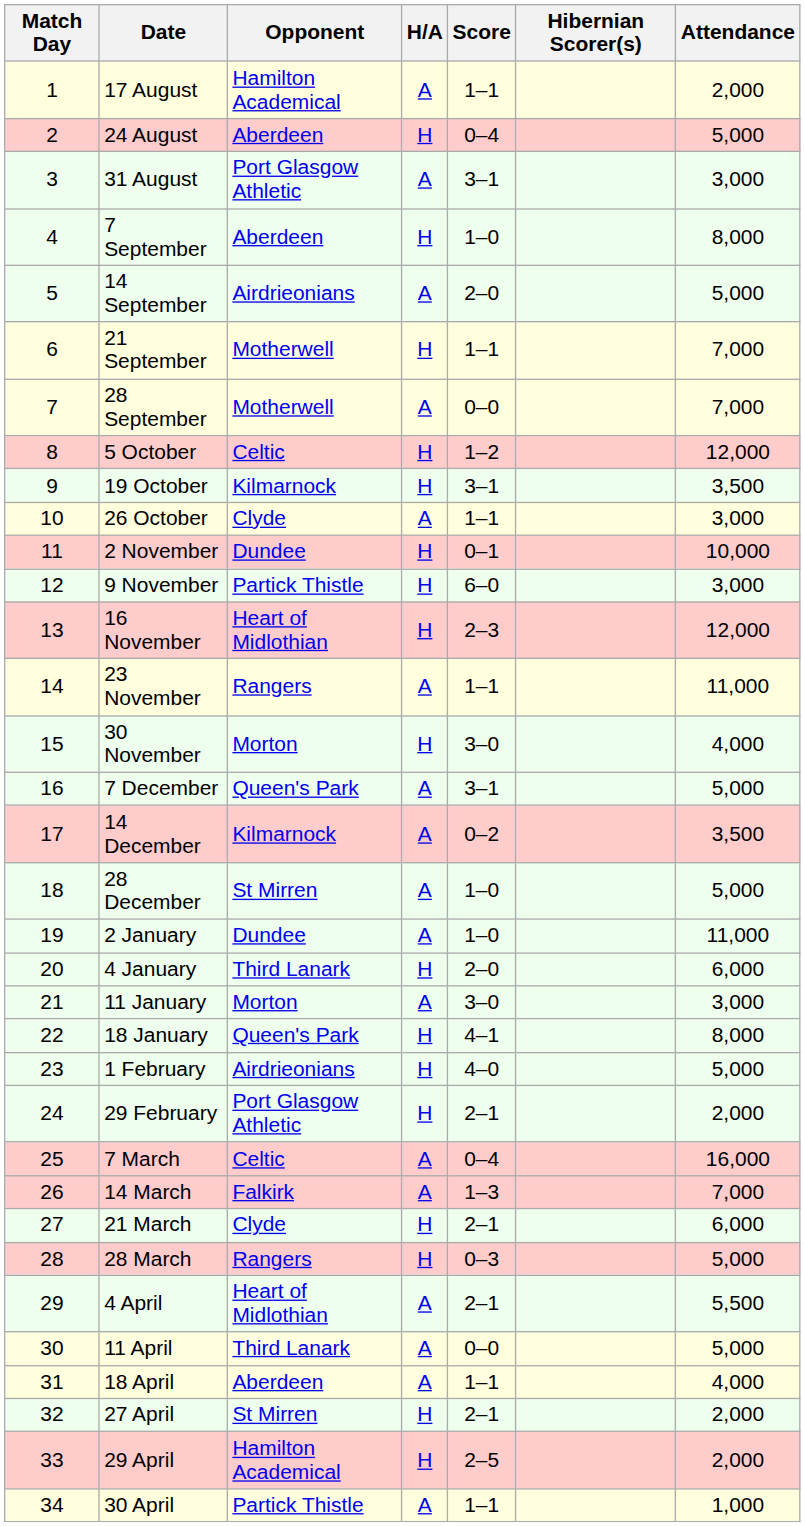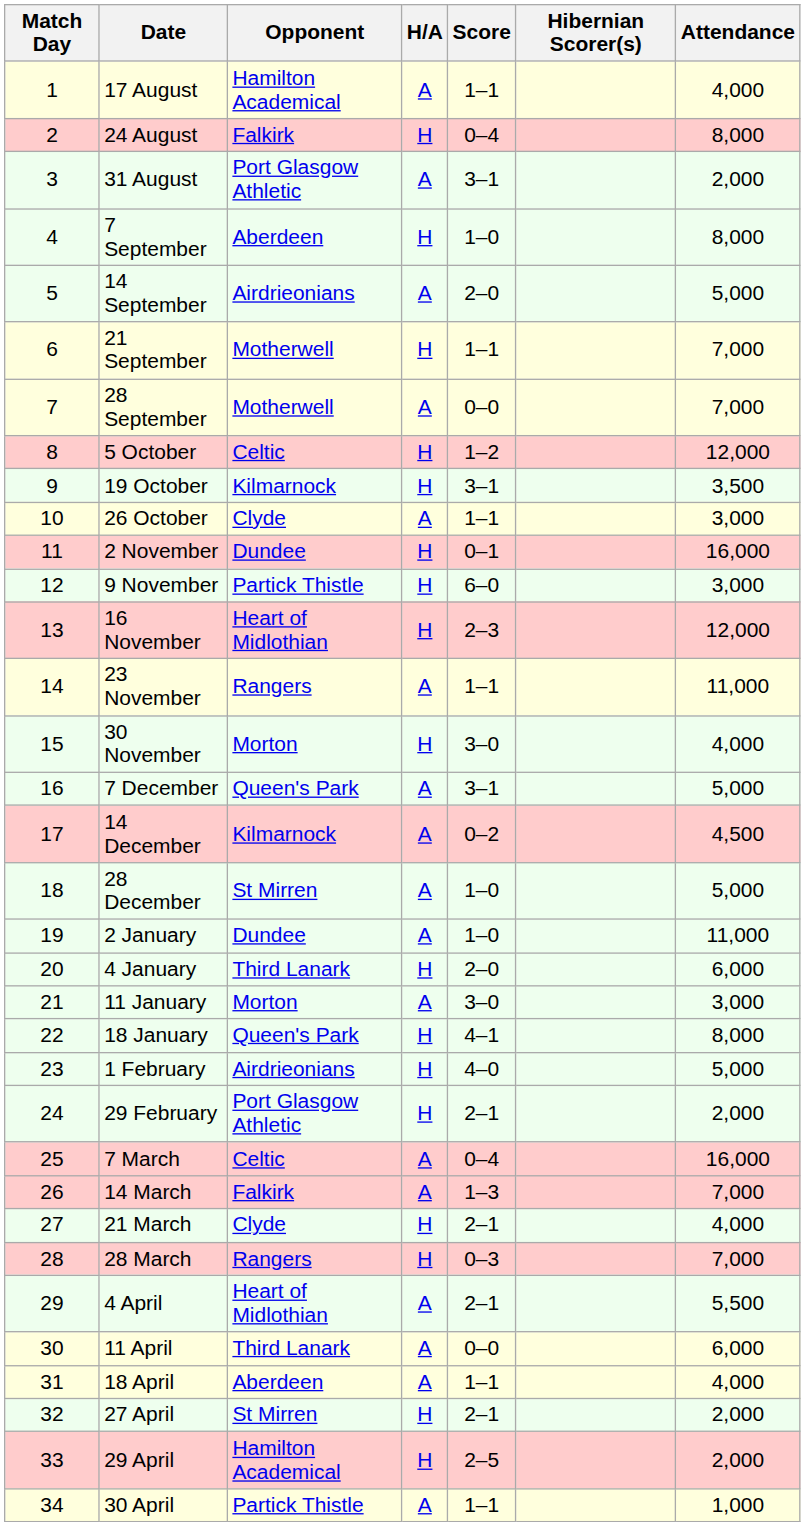(738, 89) 2,000 -> (738, 89) 4,000
(278, 134) Aberdeen -> (263, 134) Falkirk
(738, 134) 5,000 -> (738, 134) 8,000
(738, 179) 3,000 -> (738, 179) 2,000
(738, 551) 10,000 -> (738, 551) 16,000
(738, 833) 3,500 -> (738, 833) 4,500
(738, 1225) 6,000 -> (738, 1225) 4,000
(738, 1258) 5,000 -> (738, 1258) 7,000
(738, 1348) 5,000 -> (738, 1348) 6,000
